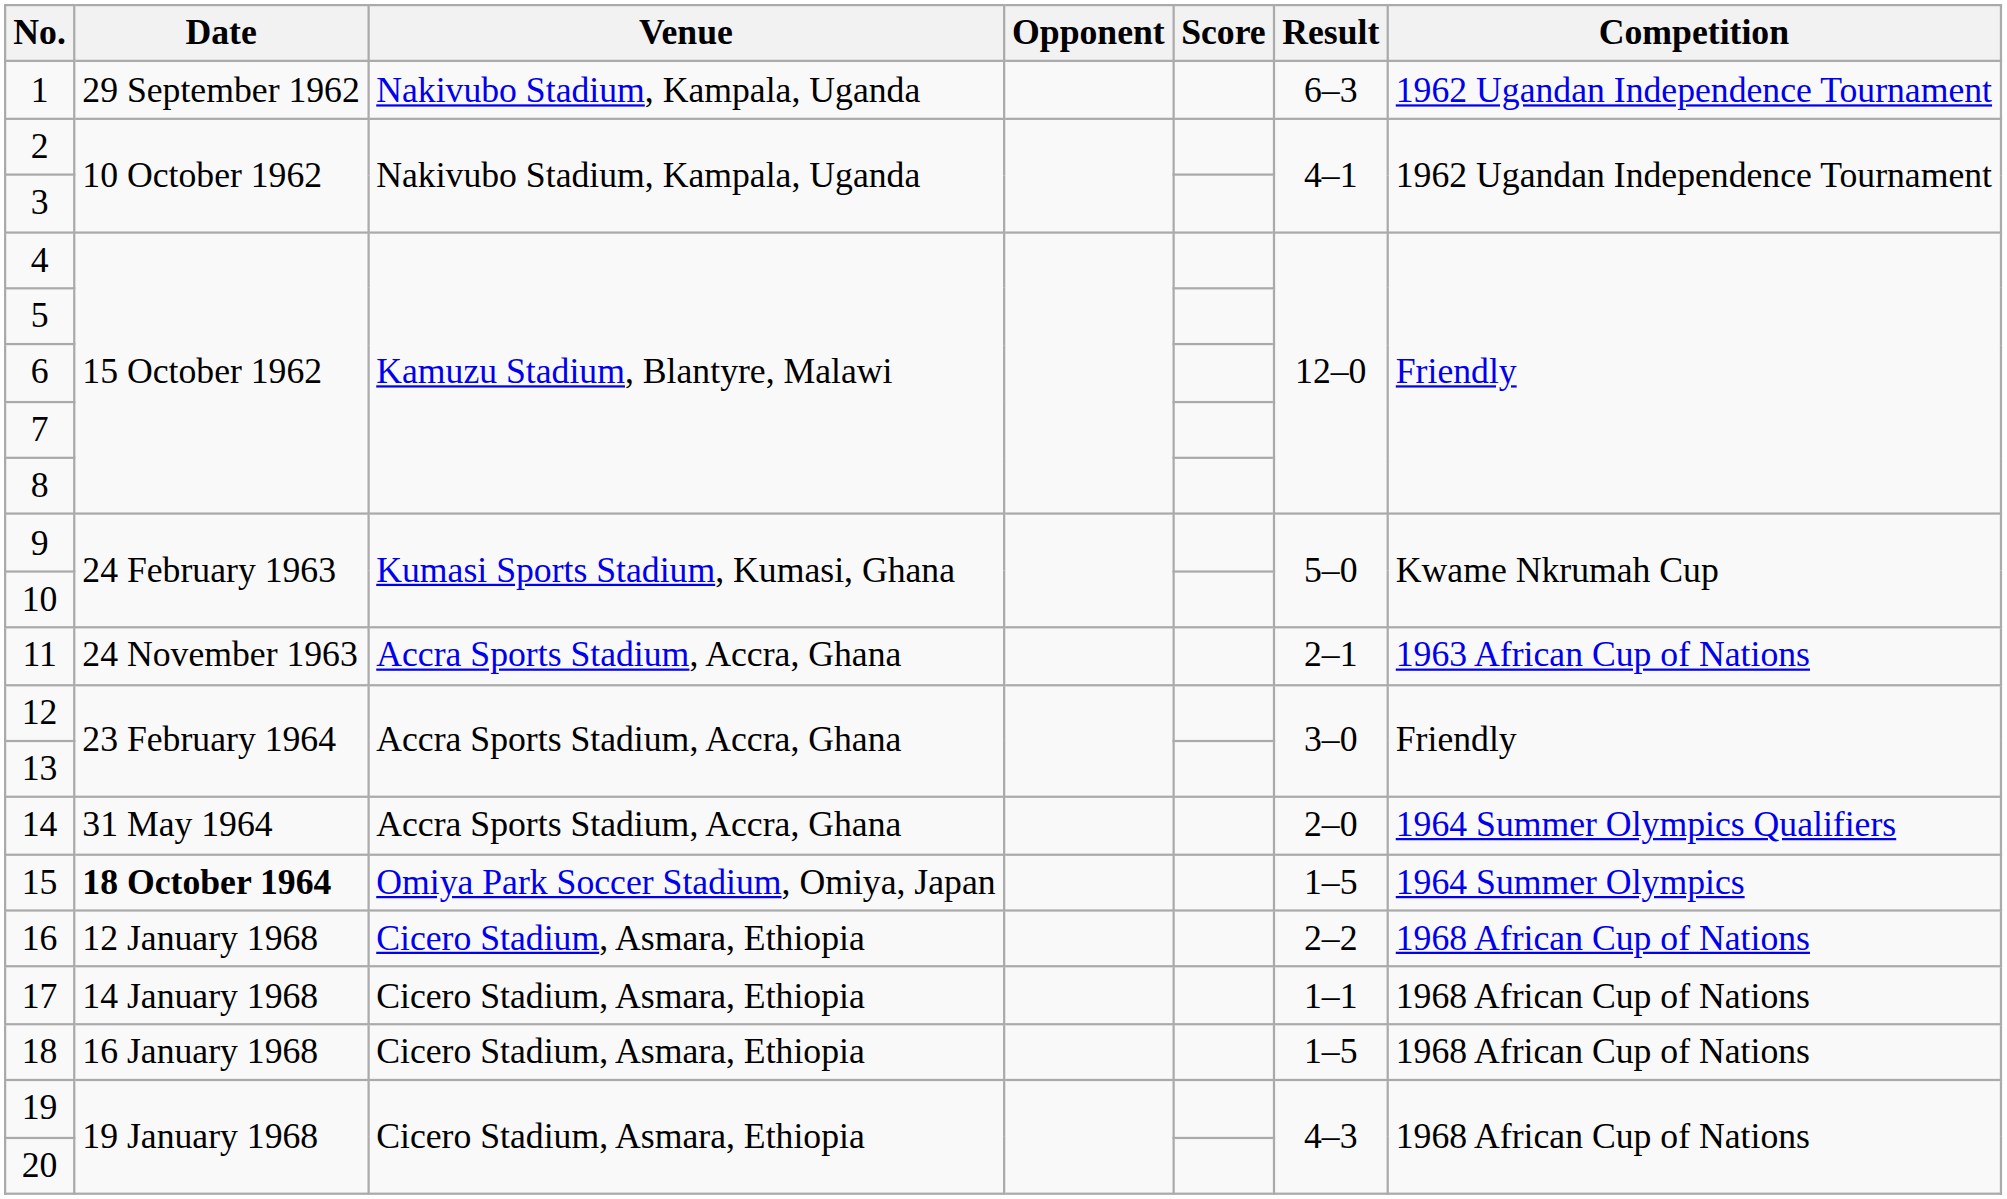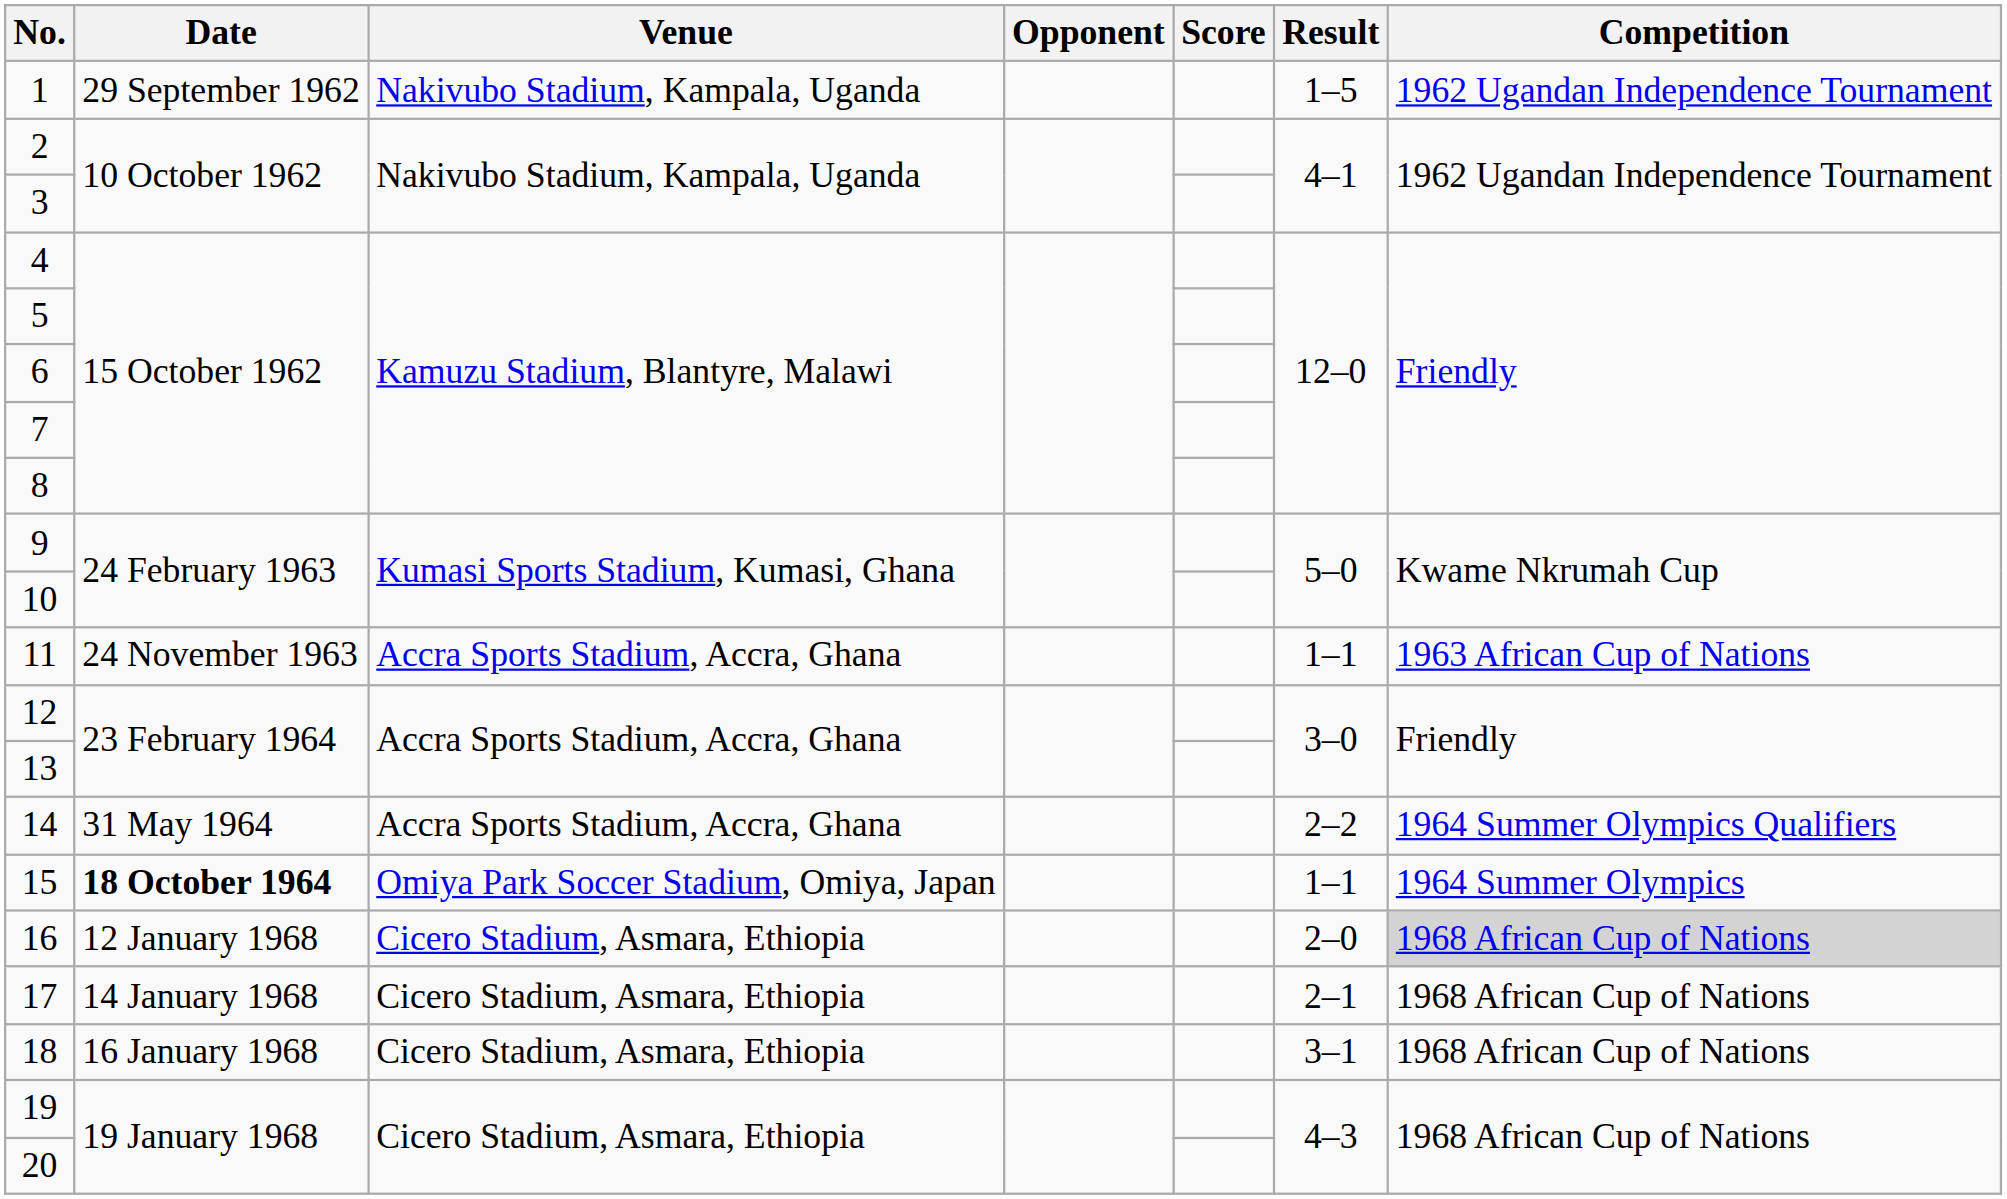(1331, 89) 6–3 -> (1331, 89) 1–5
(1331, 655) 2–1 -> (1331, 655) 1–1
(1331, 825) 2–0 -> (1331, 825) 2–2
(1331, 881) 1–5 -> (1331, 881) 1–1
(1331, 938) 2–2 -> (1331, 938) 2–0
(1603, 938) no background -> (1603, 938) lightgrey background
(1331, 994) 1–1 -> (1331, 994) 2–1
(1331, 1051) 1–5 -> (1331, 1051) 3–1
